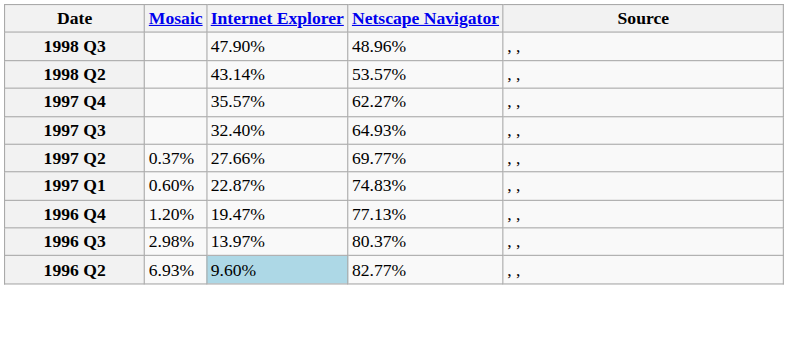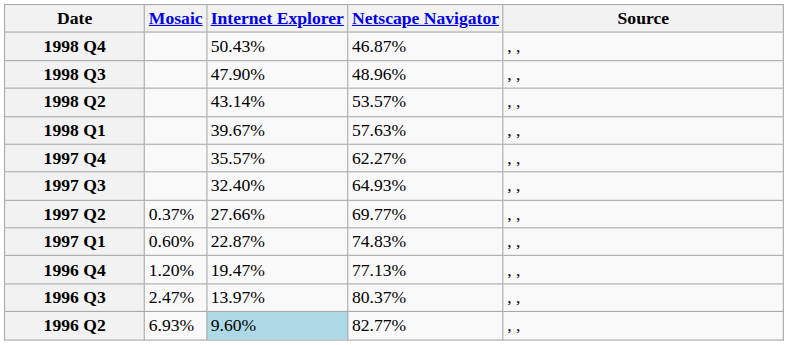+ row: (75, 46)
+ row: (75, 130)
(172, 241) 2.98% -> (172, 297) 2.47%
